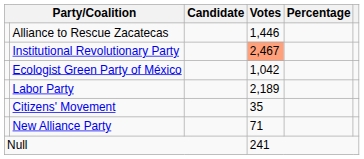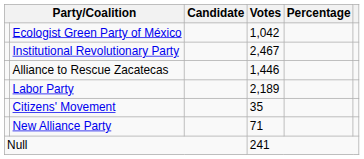rows swapped: (91, 32) <-> (97, 70)
(265, 51) lightsalmon background -> (265, 51) no background
